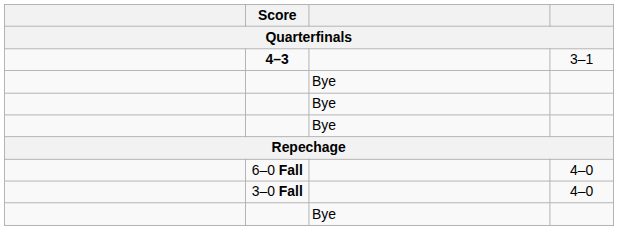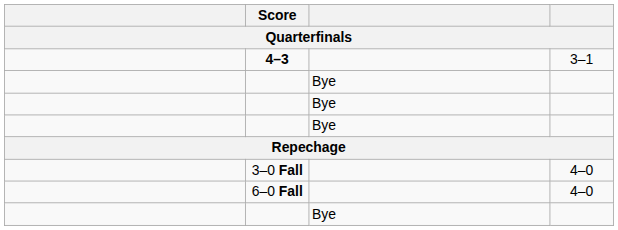rows swapped: (277, 170) <-> (277, 192)
